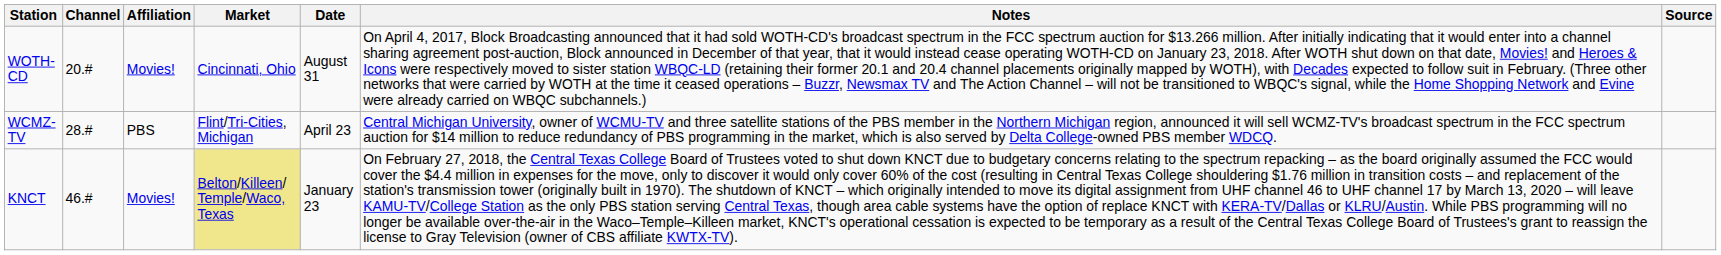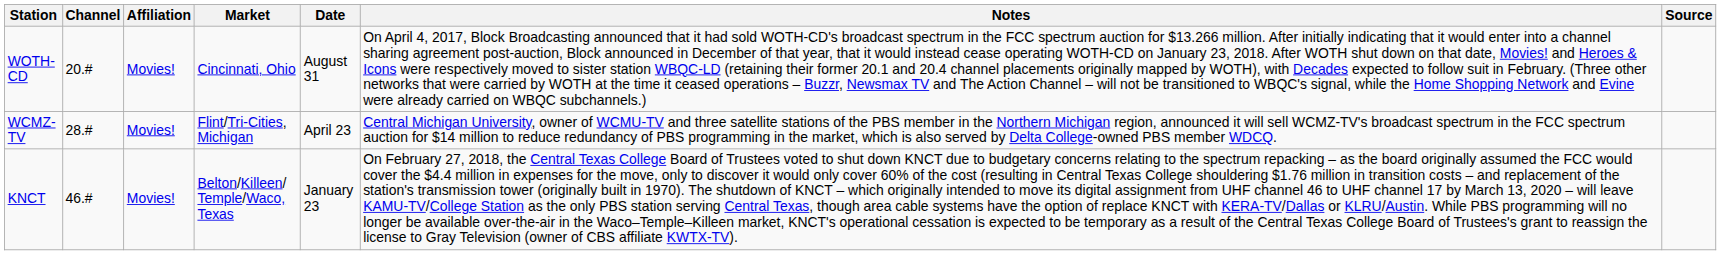(141, 130) PBS -> (151, 130) Movies!
(242, 199) khaki background -> (242, 199) no background
